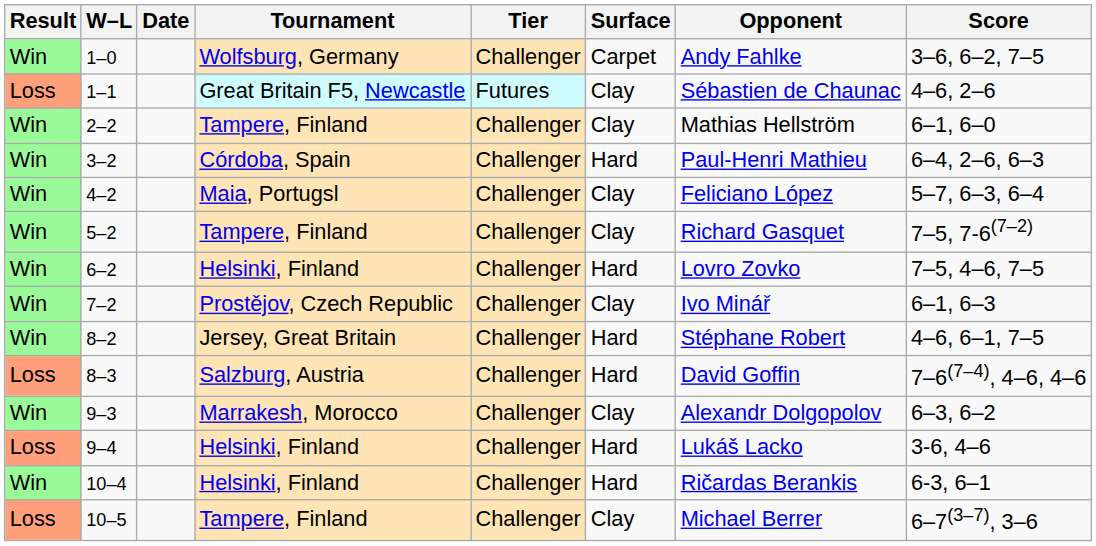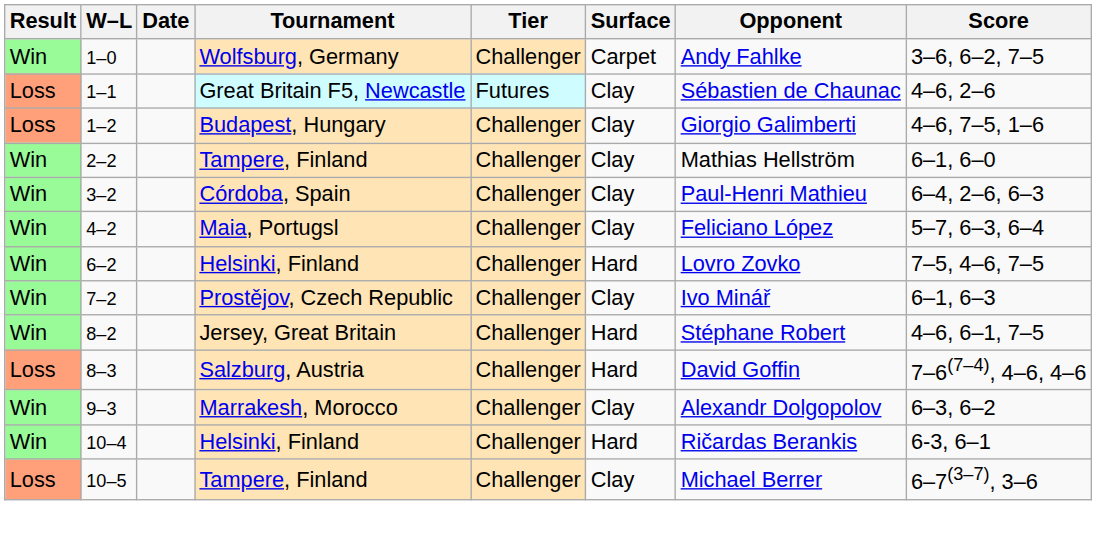+ row: (101, 126)
(614, 159) Hard -> (613, 194) Clay
- row: (101, 233)
- row: (101, 449)
